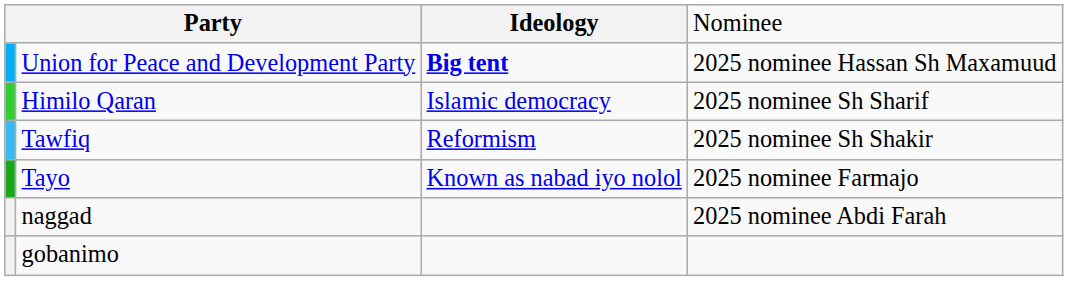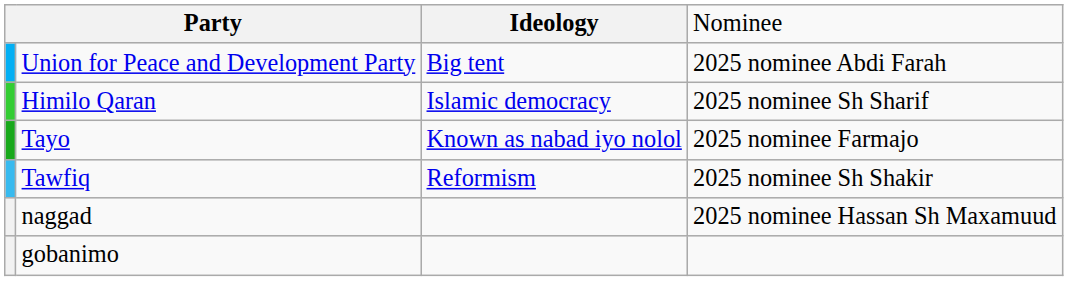(467, 62) bold -> (465, 62) normal
(875, 62) 2025 nominee Hassan Sh Maxamuud -> (820, 62) 2025 nominee Abdi Farah
rows swapped: (56, 139) <-> (46, 178)
(820, 216) 2025 nominee Abdi Farah -> (875, 216) 2025 nominee Hassan Sh Maxamuud
